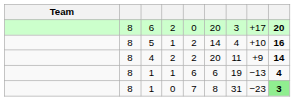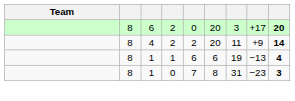- row: (151, 43)
(279, 89) lightgreen background -> (279, 73) no background
